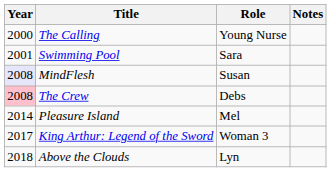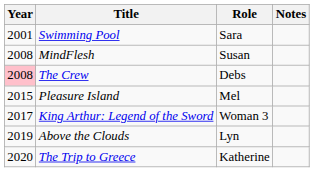- row: (69, 34)
(20, 75) lavender background -> (20, 55) no background
(20, 116) 2014 -> (20, 95) 2015
(20, 156) 2018 -> (20, 136) 2019
+ row: (87, 156)
